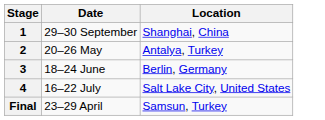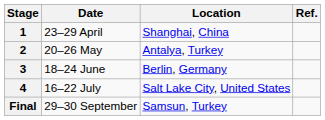+ column: (307, 13)
(91, 32) 29–30 September -> (73, 32) 23–29 April
(73, 106) 23–29 April -> (91, 106) 29–30 September
